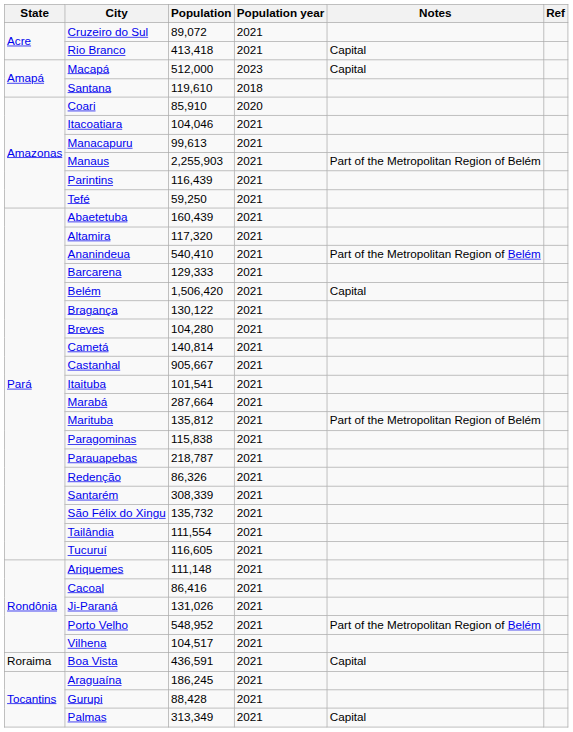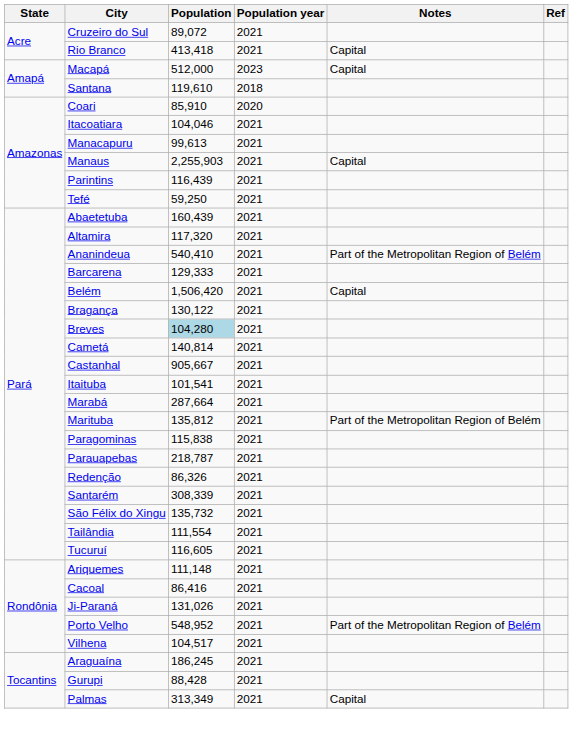(435, 161) Part of the Metropolitan Region of Belém -> (348, 161) Capital
(192, 328) no background -> (192, 328) lightblue background
- row: (93, 662)
